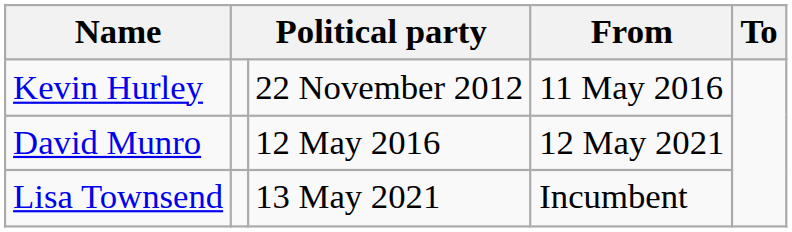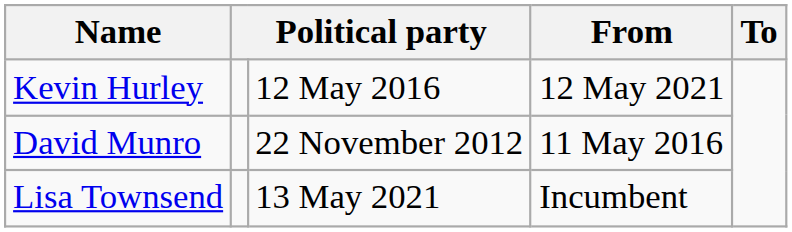(389, 87) 22 November 2012 -> (348, 87) 12 May 2016
(631, 87) 11 May 2016 -> (632, 87) 12 May 2021
(348, 142) 12 May 2016 -> (389, 142) 22 November 2012
(632, 142) 12 May 2021 -> (631, 142) 11 May 2016
